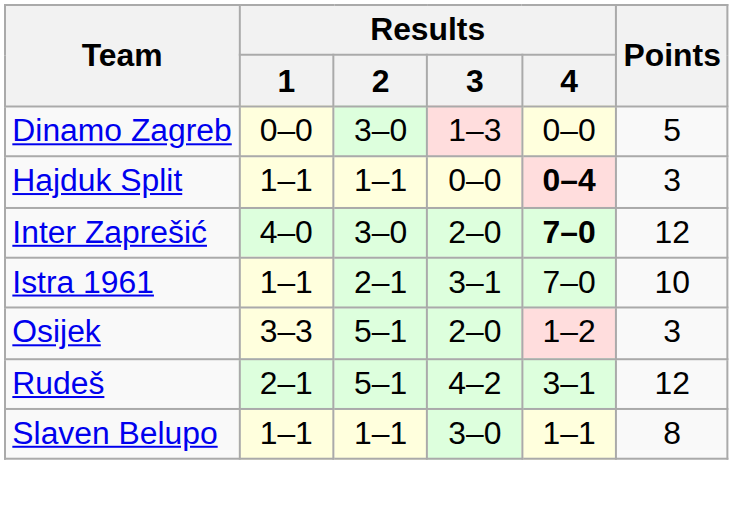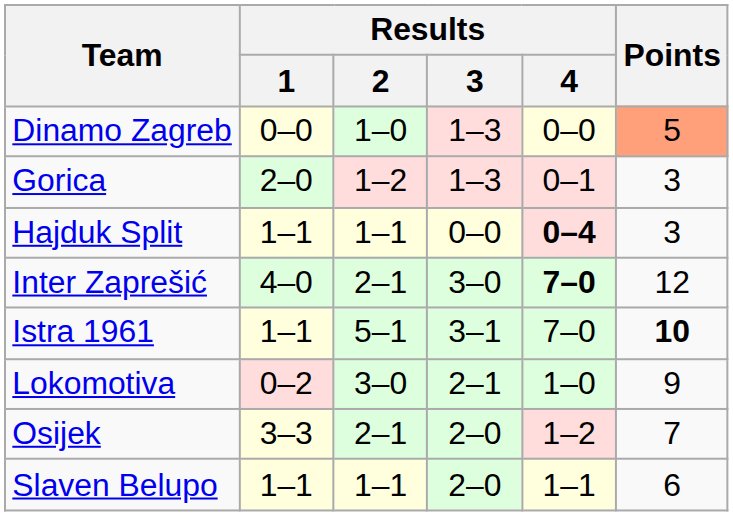(381, 130) 3–0 -> (381, 130) 1–0
(672, 130) no background -> (672, 130) lightsalmon background
+ row: (59, 181)
(381, 231) 3–0 -> (381, 282) 2–1
(475, 231) 2–0 -> (475, 282) 3–0
(381, 282) 2–1 -> (381, 332) 5–1
(672, 282) normal -> (672, 332) bold
+ row: (94, 383)
(381, 332) 5–1 -> (381, 433) 2–1
(672, 332) 3 -> (672, 433) 7
- row: (58, 383)
(475, 433) 3–0 -> (475, 484) 2–0
(672, 433) 8 -> (672, 484) 6
